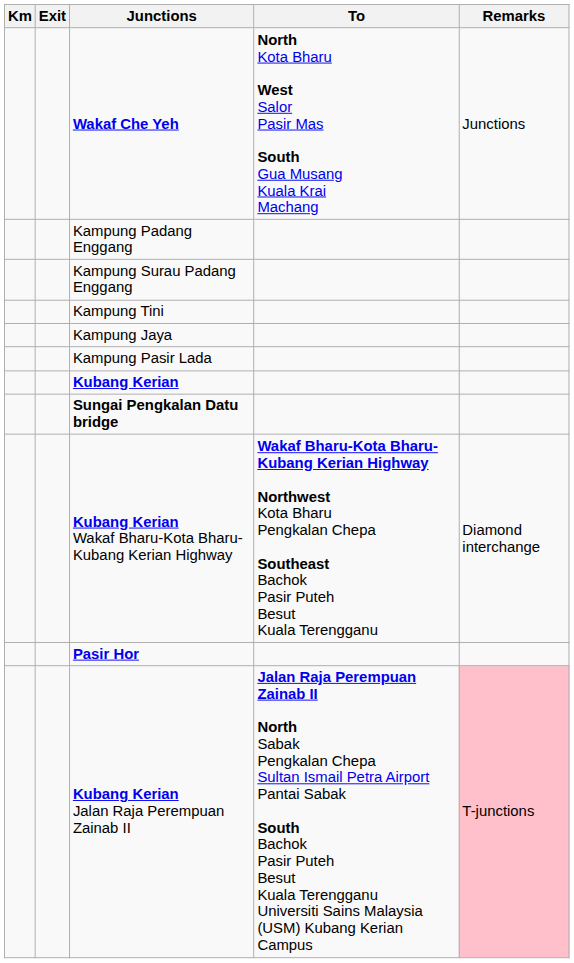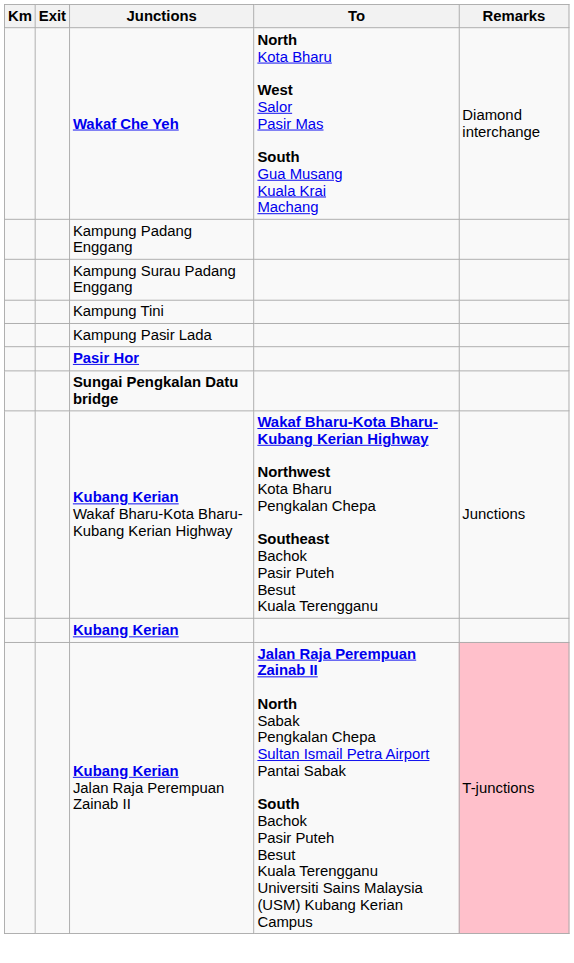(494, 123) Junctions -> (501, 123) Diamond interchange
- row: (123, 335)
rows swapped: (106, 654) <-> (126, 382)
(501, 538) Diamond interchange -> (494, 514) Junctions
